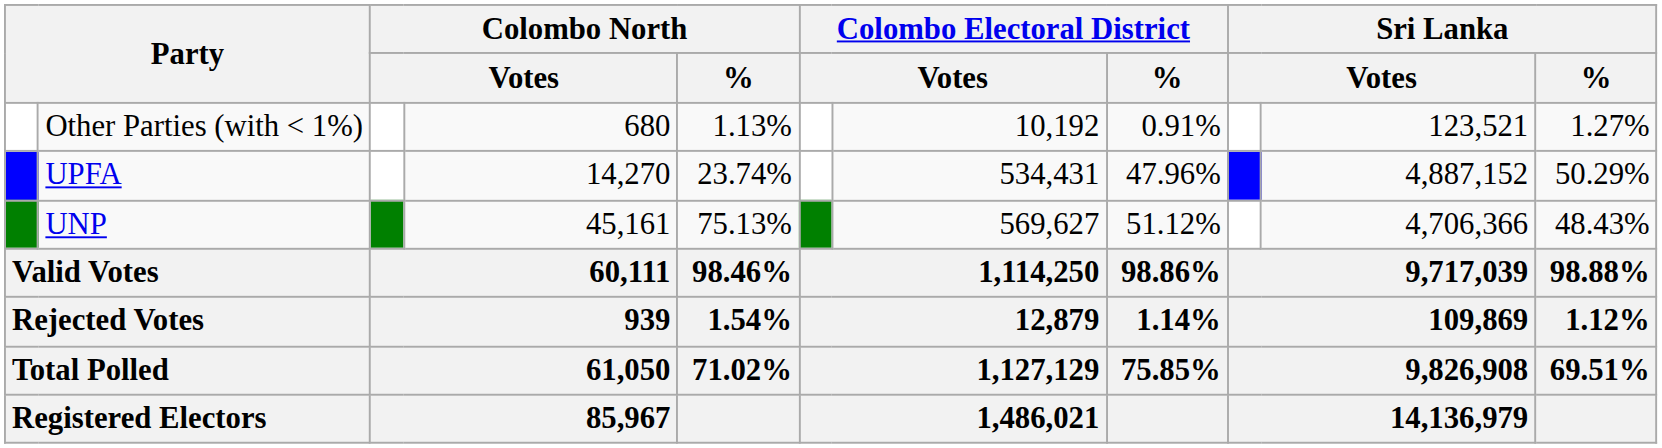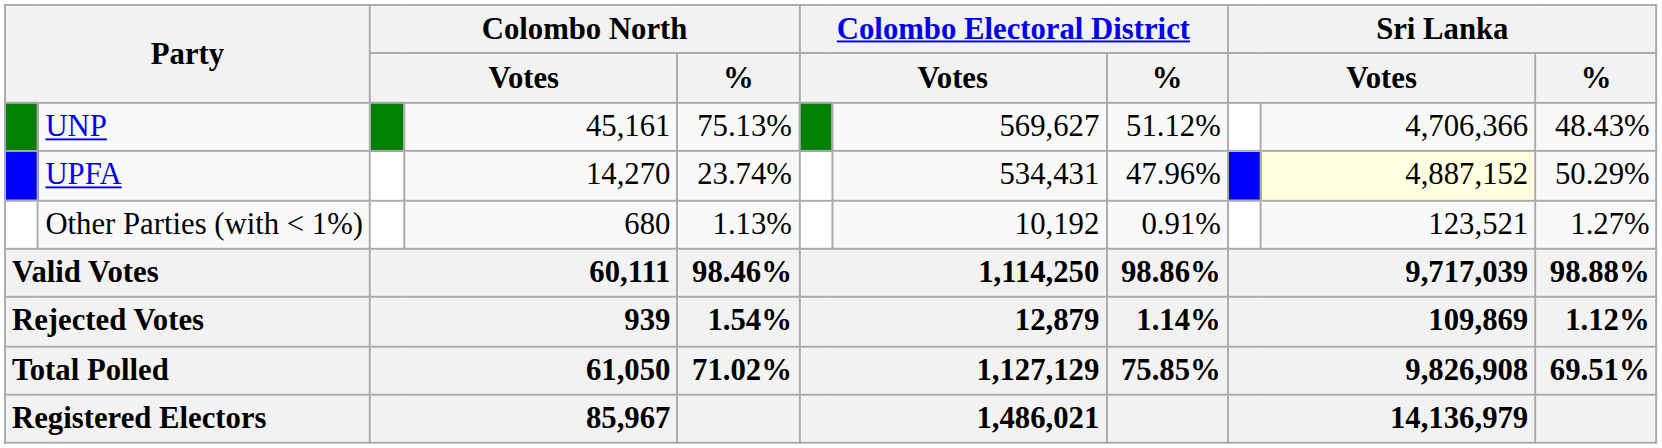rows swapped: (76, 223) <-> (204, 126)
(1467, 175) no background -> (1467, 175) lightyellow background
